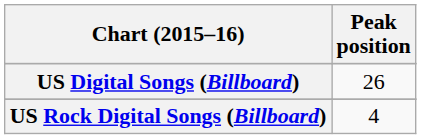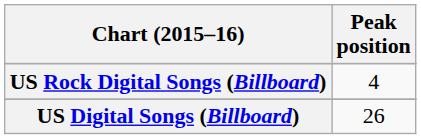rows swapped: (168, 81) <-> (168, 116)
